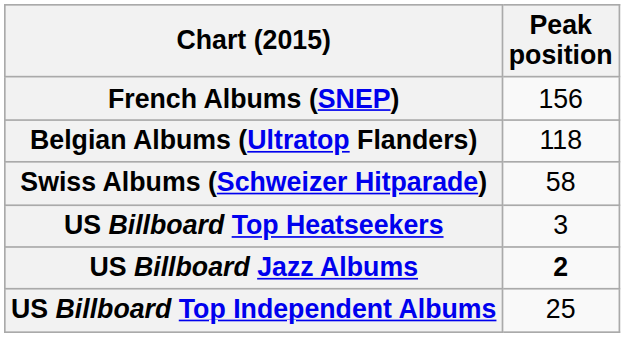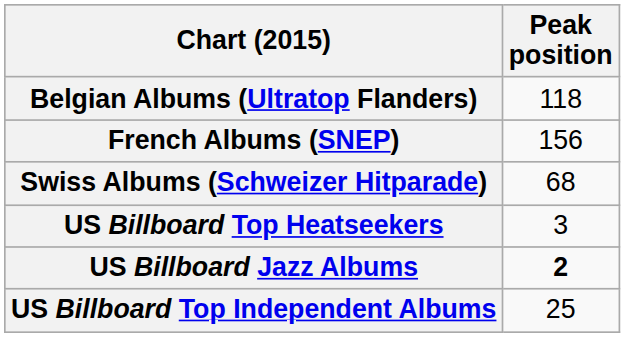rows swapped: (254, 140) <-> (254, 98)
(561, 182) 58 -> (561, 182) 68
